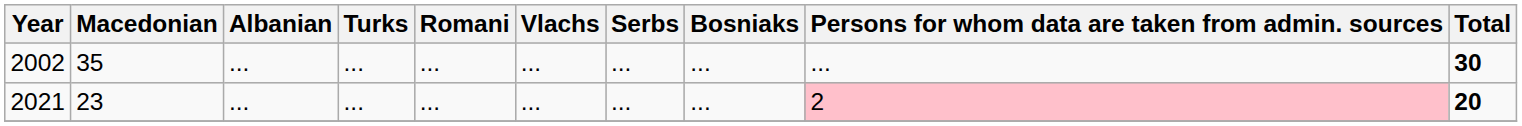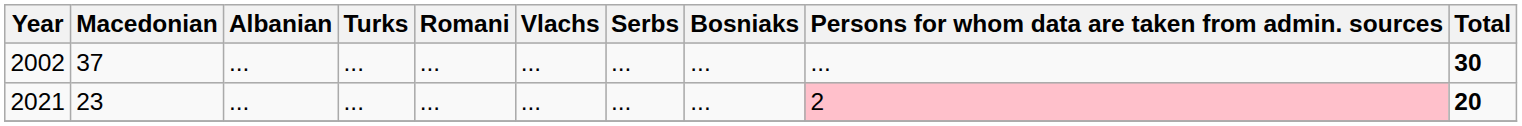(90, 62) 35 -> (90, 62) 37
